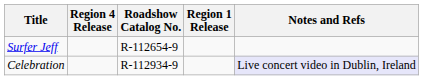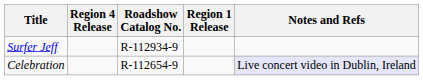(149, 46) R-112654-9 -> (149, 46) R-112934-9
(149, 65) R-112934-9 -> (149, 65) R-112654-9
